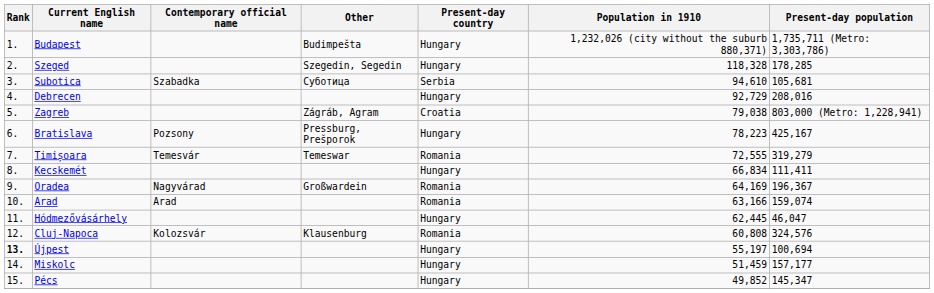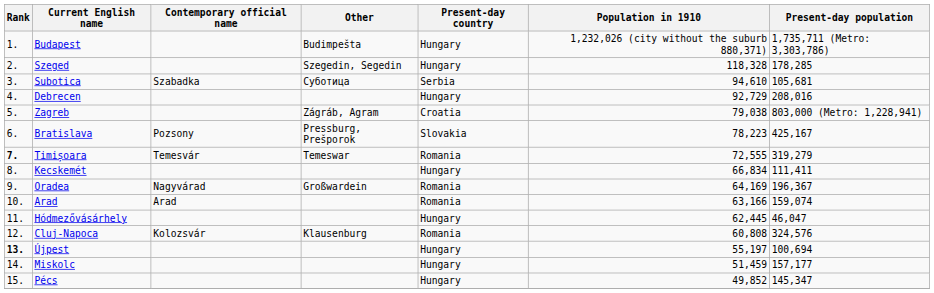(440, 134) Hungary -> (443, 134) Slovakia
(12, 155) normal -> (12, 155) bold
